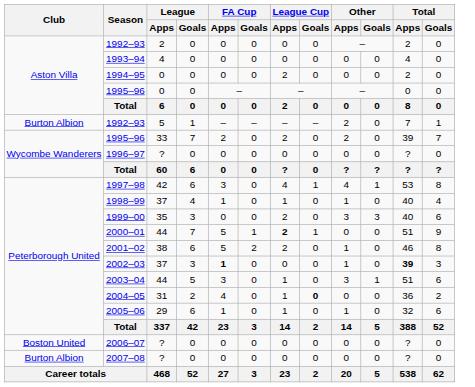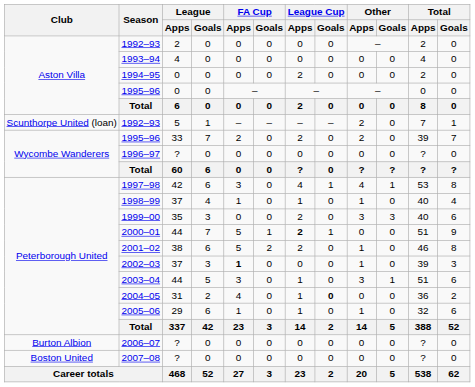(54, 122) Burton Albion -> (62, 122) Scunthorpe United (loan)
(408, 264) bold -> (423, 264) normal
(54, 342) Boston United -> (62, 342) Burton Albion
(54, 358) Burton Albion -> (62, 358) Boston United
